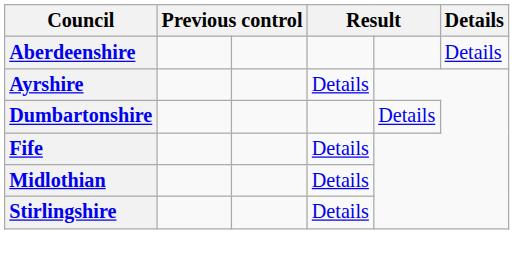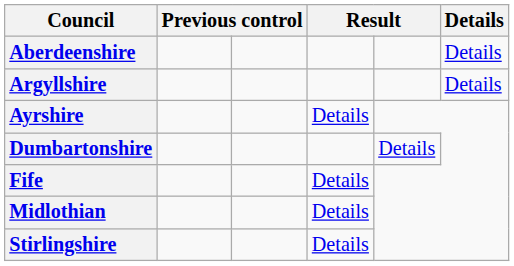+ row: (58, 84)
